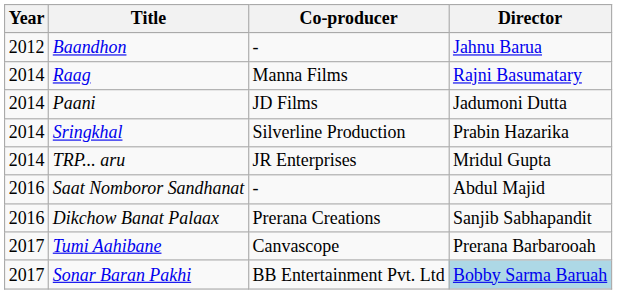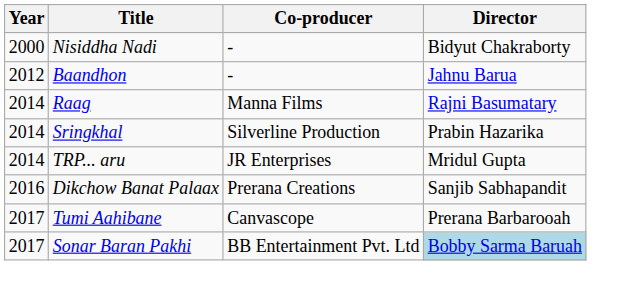+ row: (105, 47)
- row: (74, 103)
- row: (149, 189)
